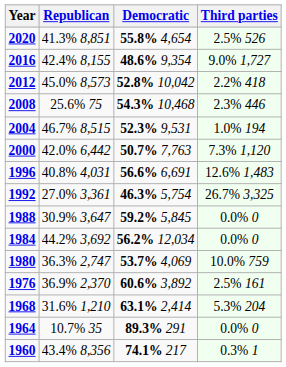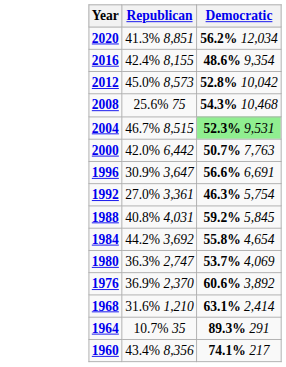- column: (239, 16)
(156, 38) 55.8% 4,654 -> (239, 38) 56.2% 12,034
(156, 127) no background -> (239, 127) lightgreen background
(76, 172) 40.8% 4,031 -> (159, 172) 30.9% 3,647
(76, 216) 30.9% 3,647 -> (159, 216) 40.8% 4,031
(156, 239) 56.2% 12,034 -> (239, 239) 55.8% 4,654
